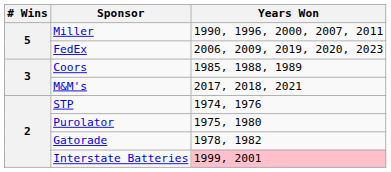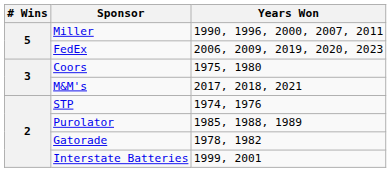(248, 68) 1985, 1988, 1989 -> (228, 68) 1975, 1980
(228, 123) 1975, 1980 -> (248, 123) 1985, 1988, 1989
(228, 159) pink background -> (228, 159) no background
